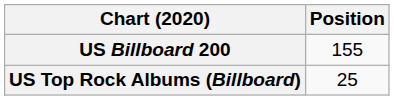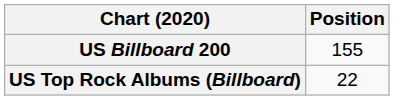(347, 79) 25 -> (347, 79) 22
